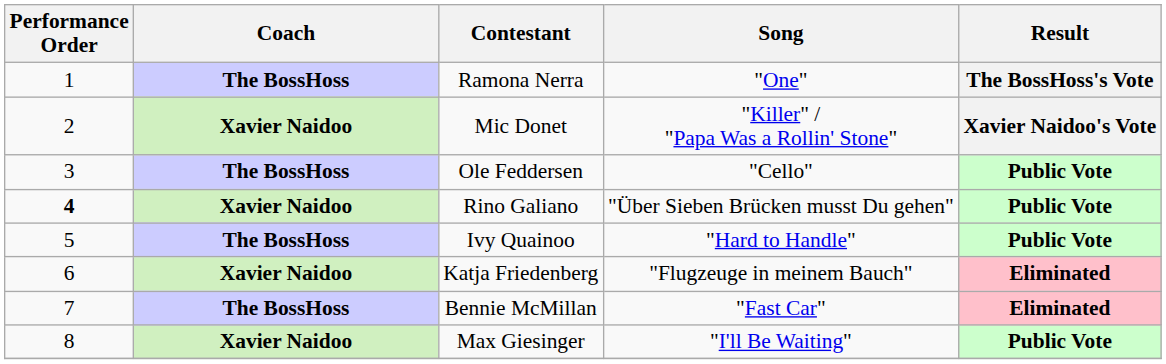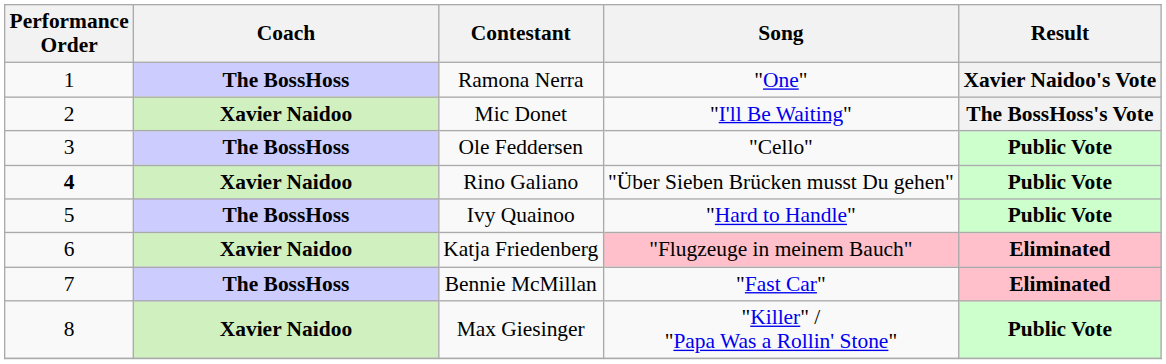(1060, 79) The BossHoss's Vote -> (1060, 79) Xavier Naidoo's Vote
(781, 125) "Killer" / "Papa Was a Rollin' Stone" -> (781, 113) "I'll Be Waiting"
(1060, 125) Xavier Naidoo's Vote -> (1060, 113) The BossHoss's Vote
(781, 273) no background -> (781, 249) pink background
(781, 341) "I'll Be Waiting" -> (781, 329) "Killer" / "Papa Was a Rollin' Stone"
